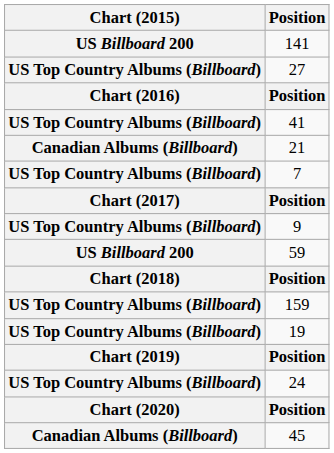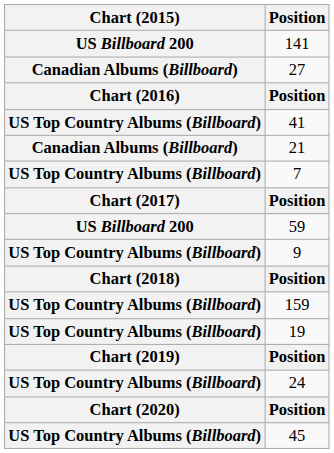(135, 69) US Top Country Albums (Billboard) -> (135, 69) Canadian Albums (Billboard)
rows swapped: (297, 252) <-> (297, 226)
(135, 435) Canadian Albums (Billboard) -> (135, 435) US Top Country Albums (Billboard)
